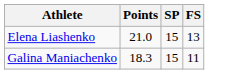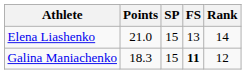+ column: (222, 15)
(193, 58) normal -> (193, 58) bold
